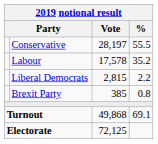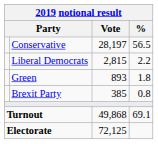(142, 45) 55.5 -> (142, 45) 56.5
- row: (26, 61)
+ row: (24, 77)
